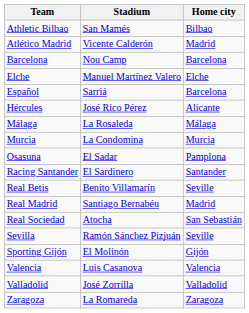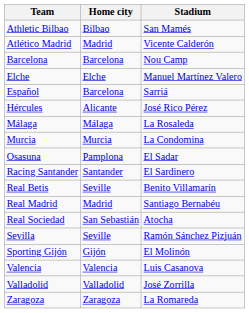columns swapped: (214, 12) <-> (132, 12)
